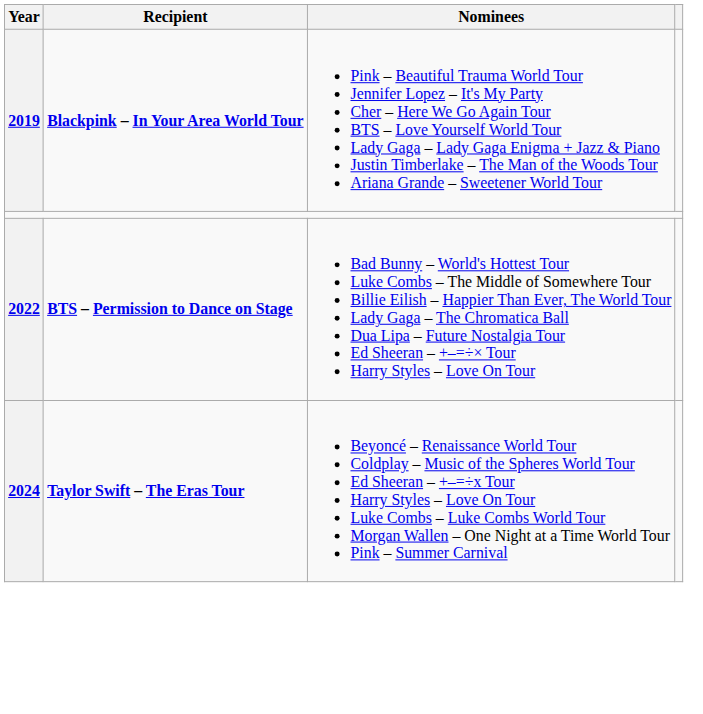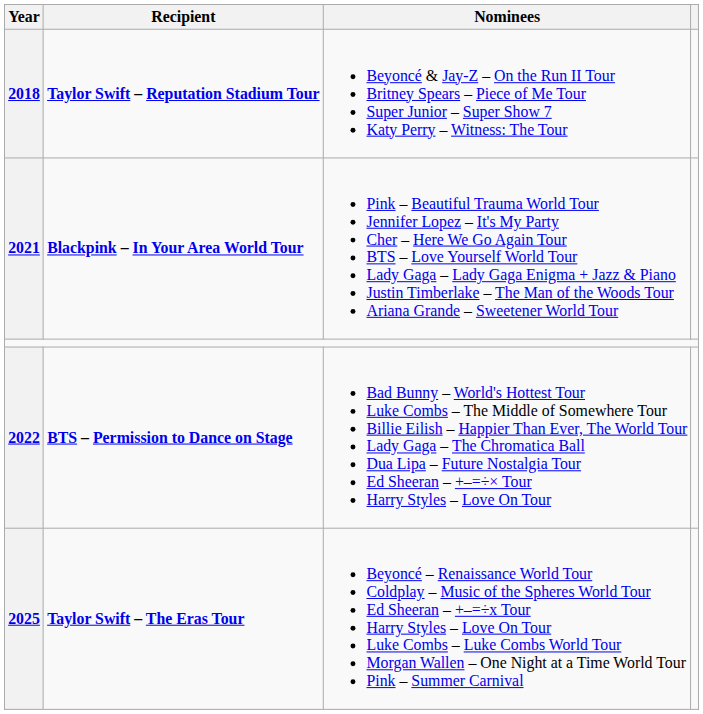+ row: (183, 93)
(24, 120) 2019 -> (24, 248) 2021
(24, 490) 2024 -> (24, 618) 2025
